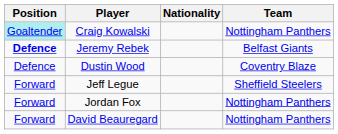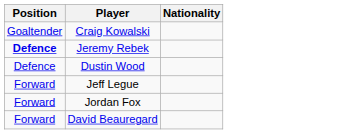- column: (278, 13)
(35, 31) paleturquoise background -> (35, 31) no background
